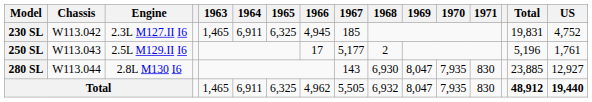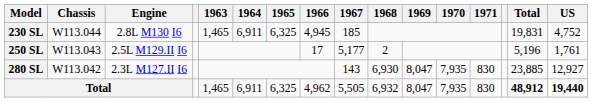(76, 32) W113.042 -> (76, 32) W113.044
(149, 32) 2.3L M127.II I6 -> (149, 32) 2.8L M130 I6
(76, 69) W113.044 -> (76, 69) W113.042
(149, 69) 2.8L M130 I6 -> (149, 69) 2.3L M127.II I6
